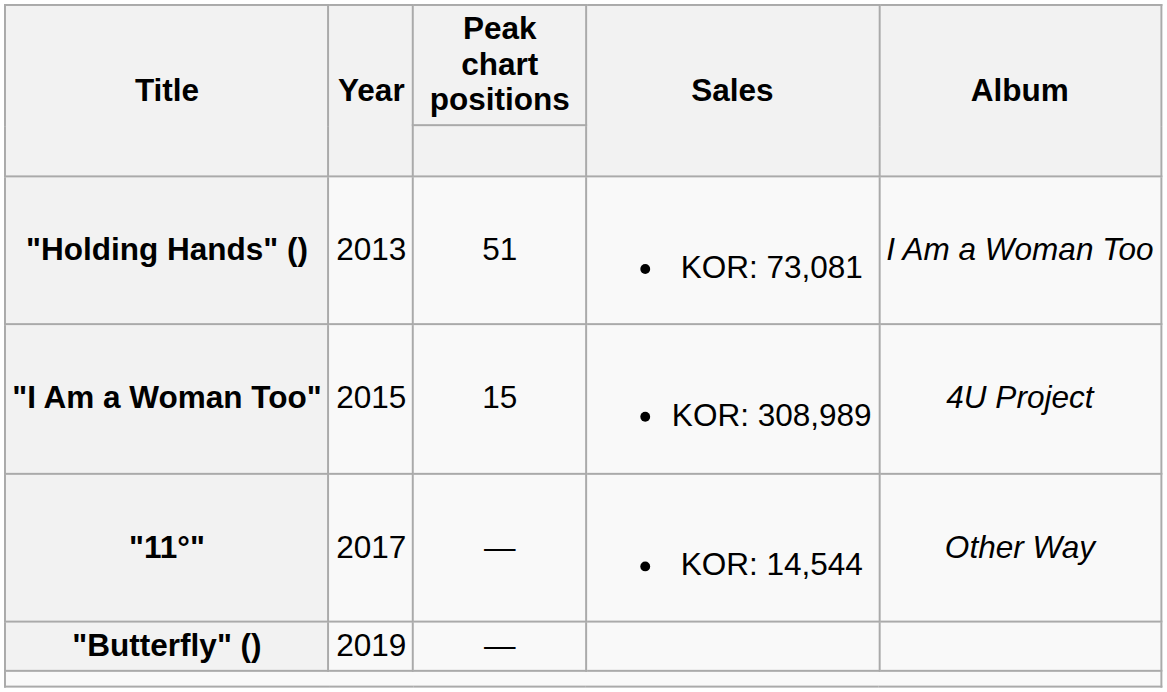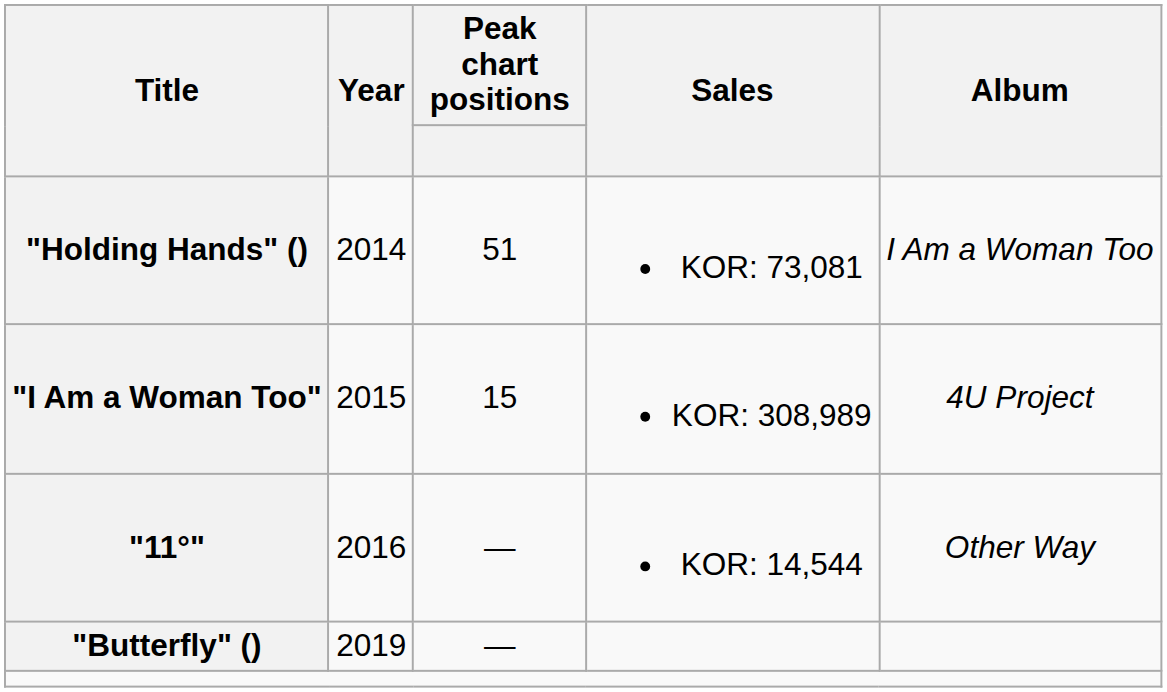(371, 249) 2013 -> (371, 249) 2014
(371, 546) 2017 -> (371, 546) 2016
